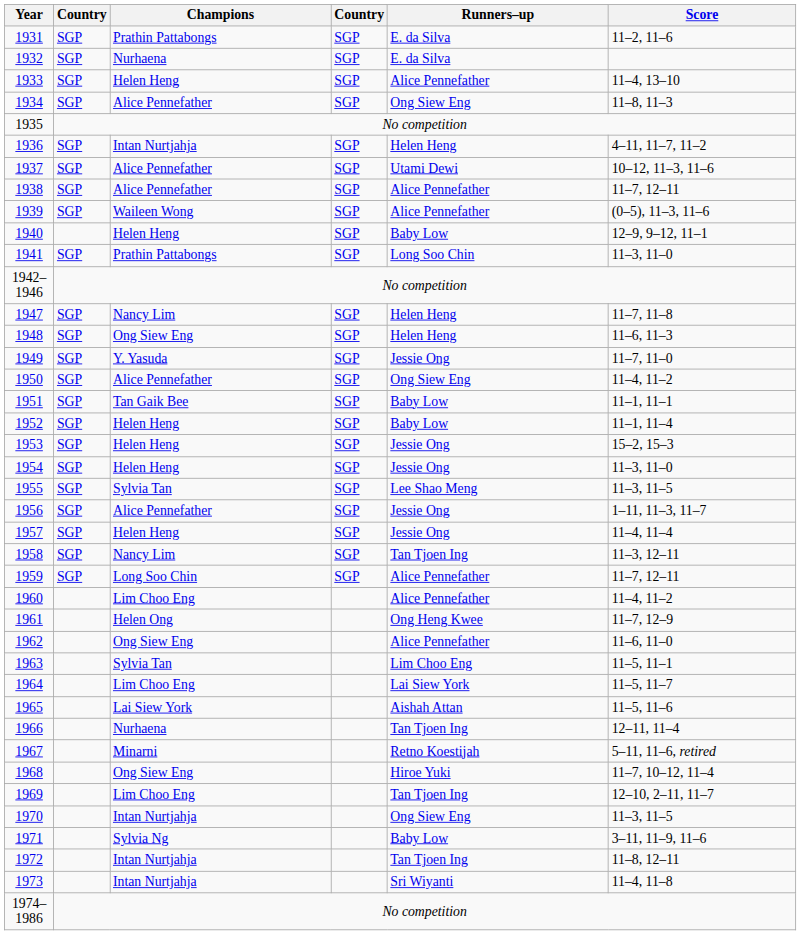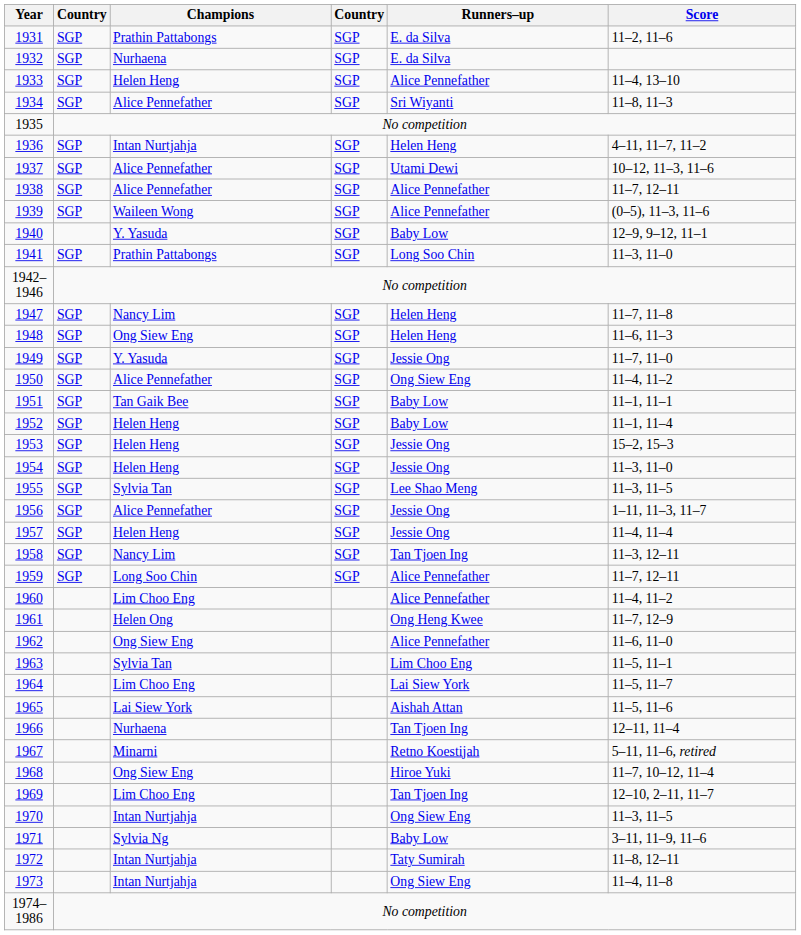(430, 102) Ong Siew Eng -> (422, 102) Sri Wiyanti
(146, 233) Helen Heng -> (140, 233) Y. Yasuda
(429, 860) Tan Tjoen Ing -> (428, 860) Taty Sumirah
(422, 881) Sri Wiyanti -> (430, 881) Ong Siew Eng
